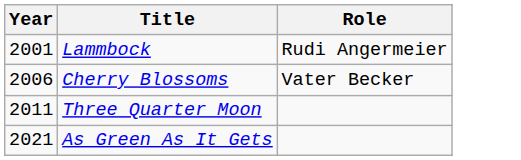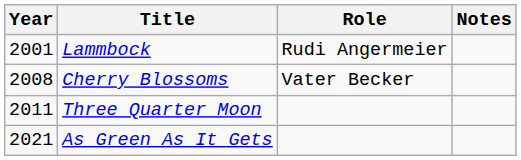+ column: (484, 20)
(31, 80) 2006 -> (31, 80) 2008
